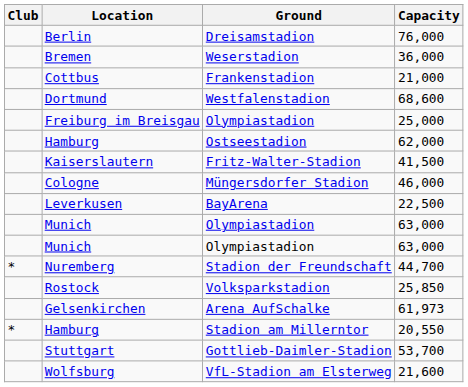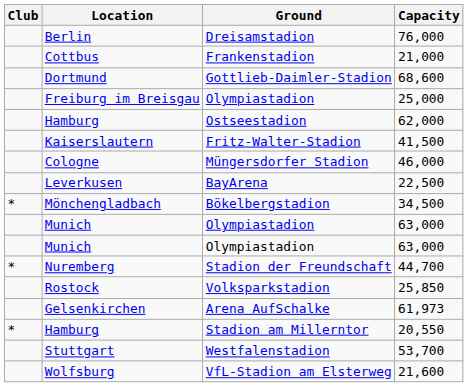- row: (68, 57)
(268, 99) Westfalenstadion -> (299, 78) Gottlieb-Daimler-Stadion
+ row: (103, 204)
(299, 351) Gottlieb-Daimler-Stadion -> (268, 351) Westfalenstadion
